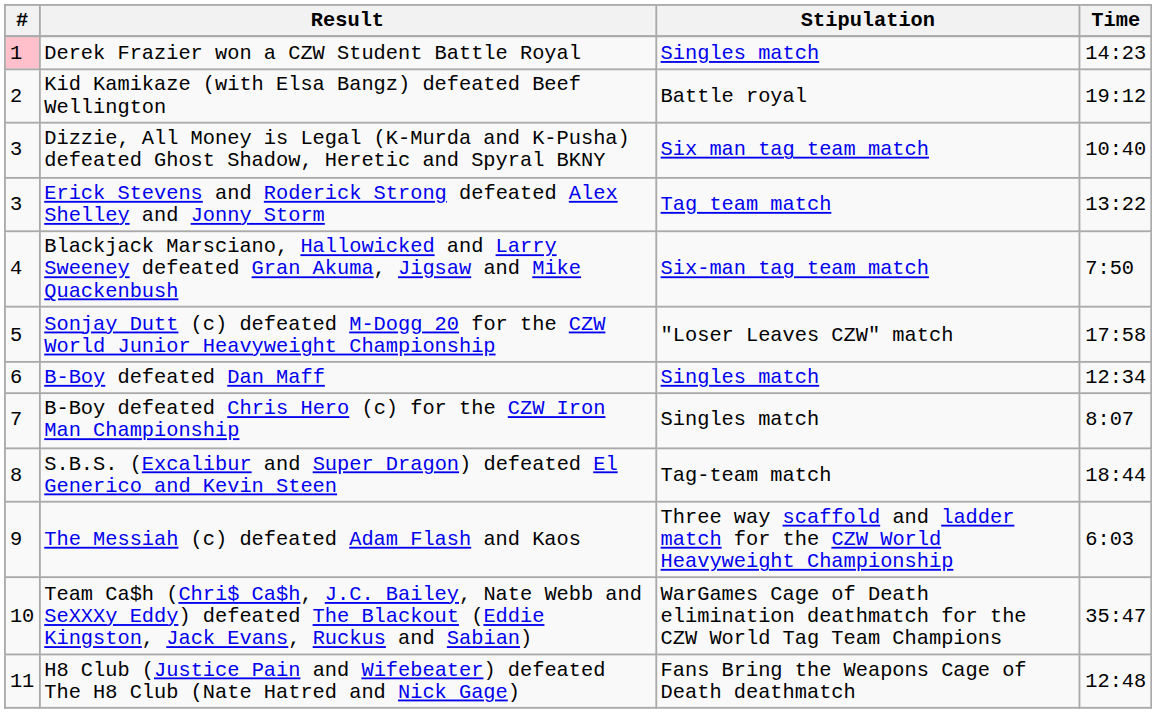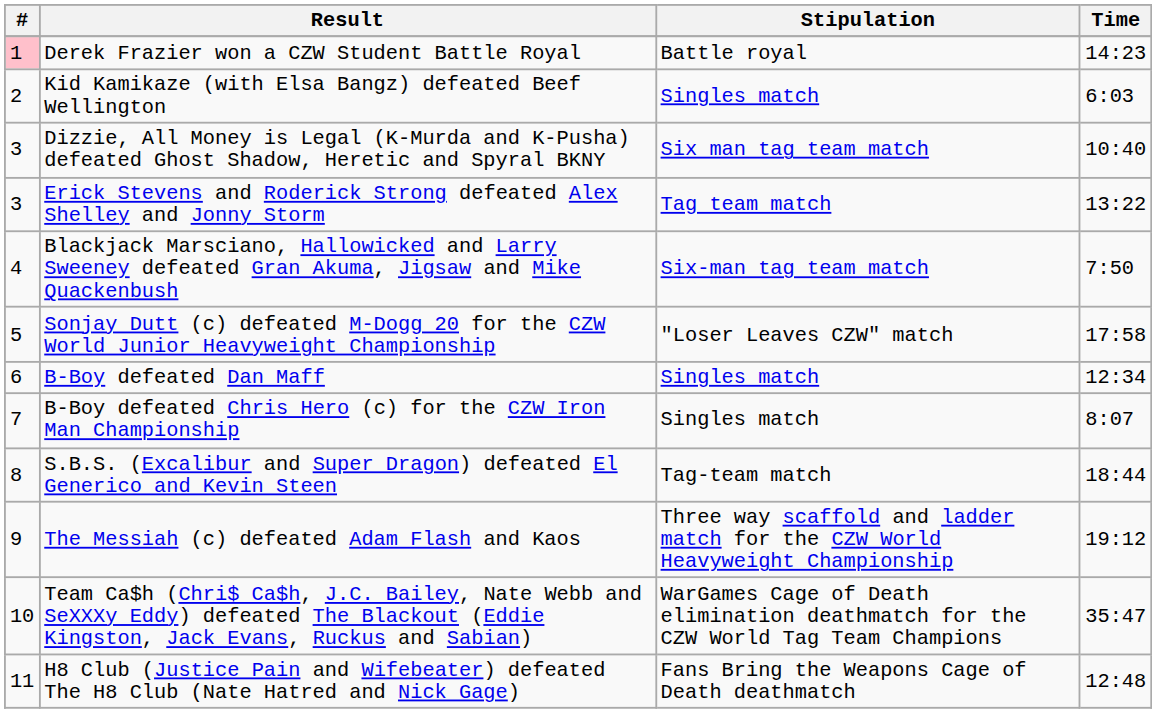(740, 53) Singles match -> (734, 53) Battle royal
(734, 96) Battle royal -> (740, 96) Singles match
(1116, 96) 19:12 -> (1110, 96) 6:03
(1110, 540) 6:03 -> (1116, 540) 19:12
